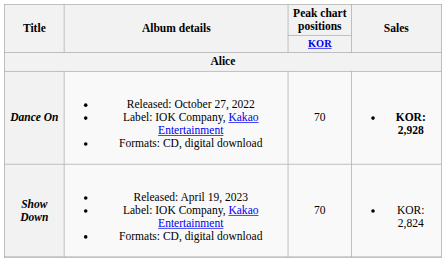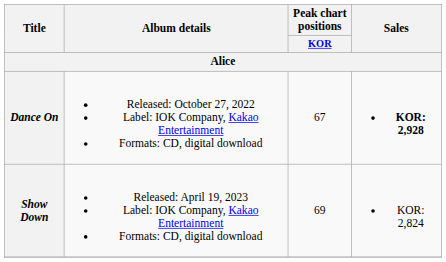(320, 117) 70 -> (320, 117) 67
(320, 210) 70 -> (320, 210) 69
